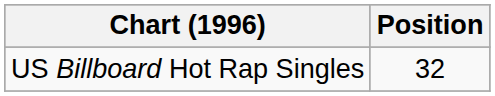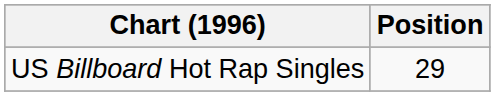(430, 68) 32 -> (430, 68) 29
